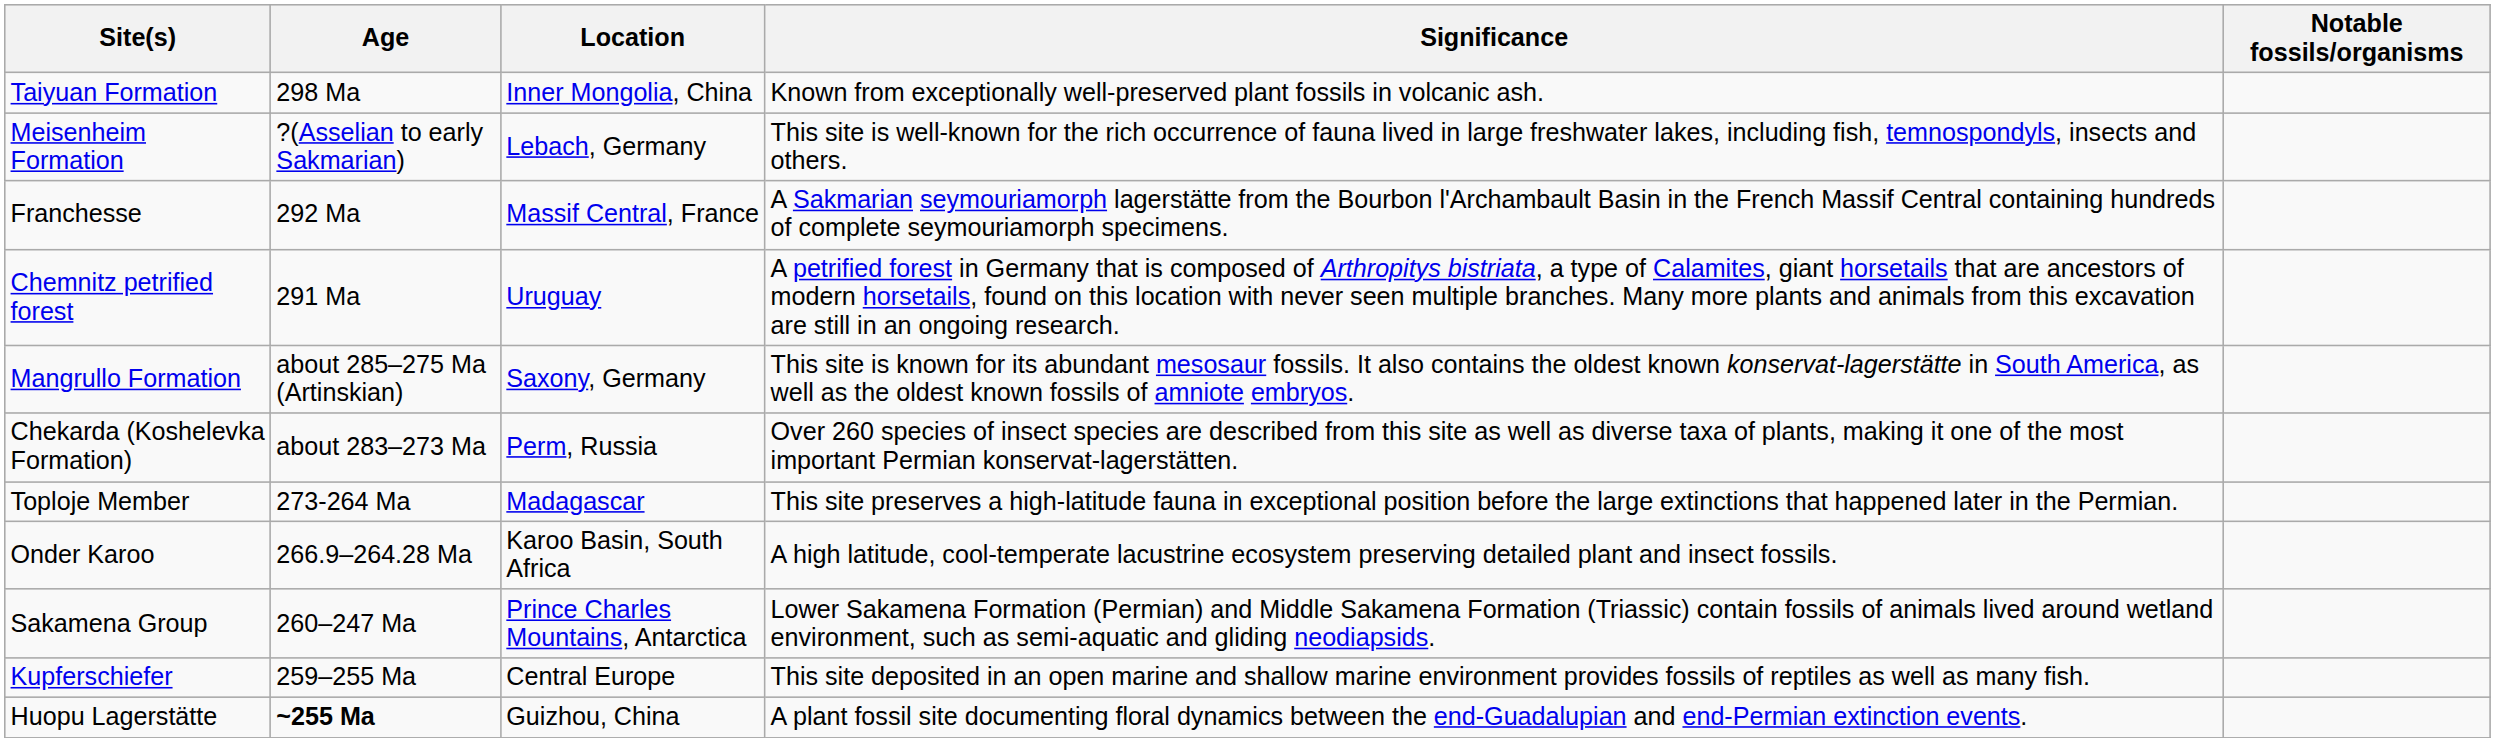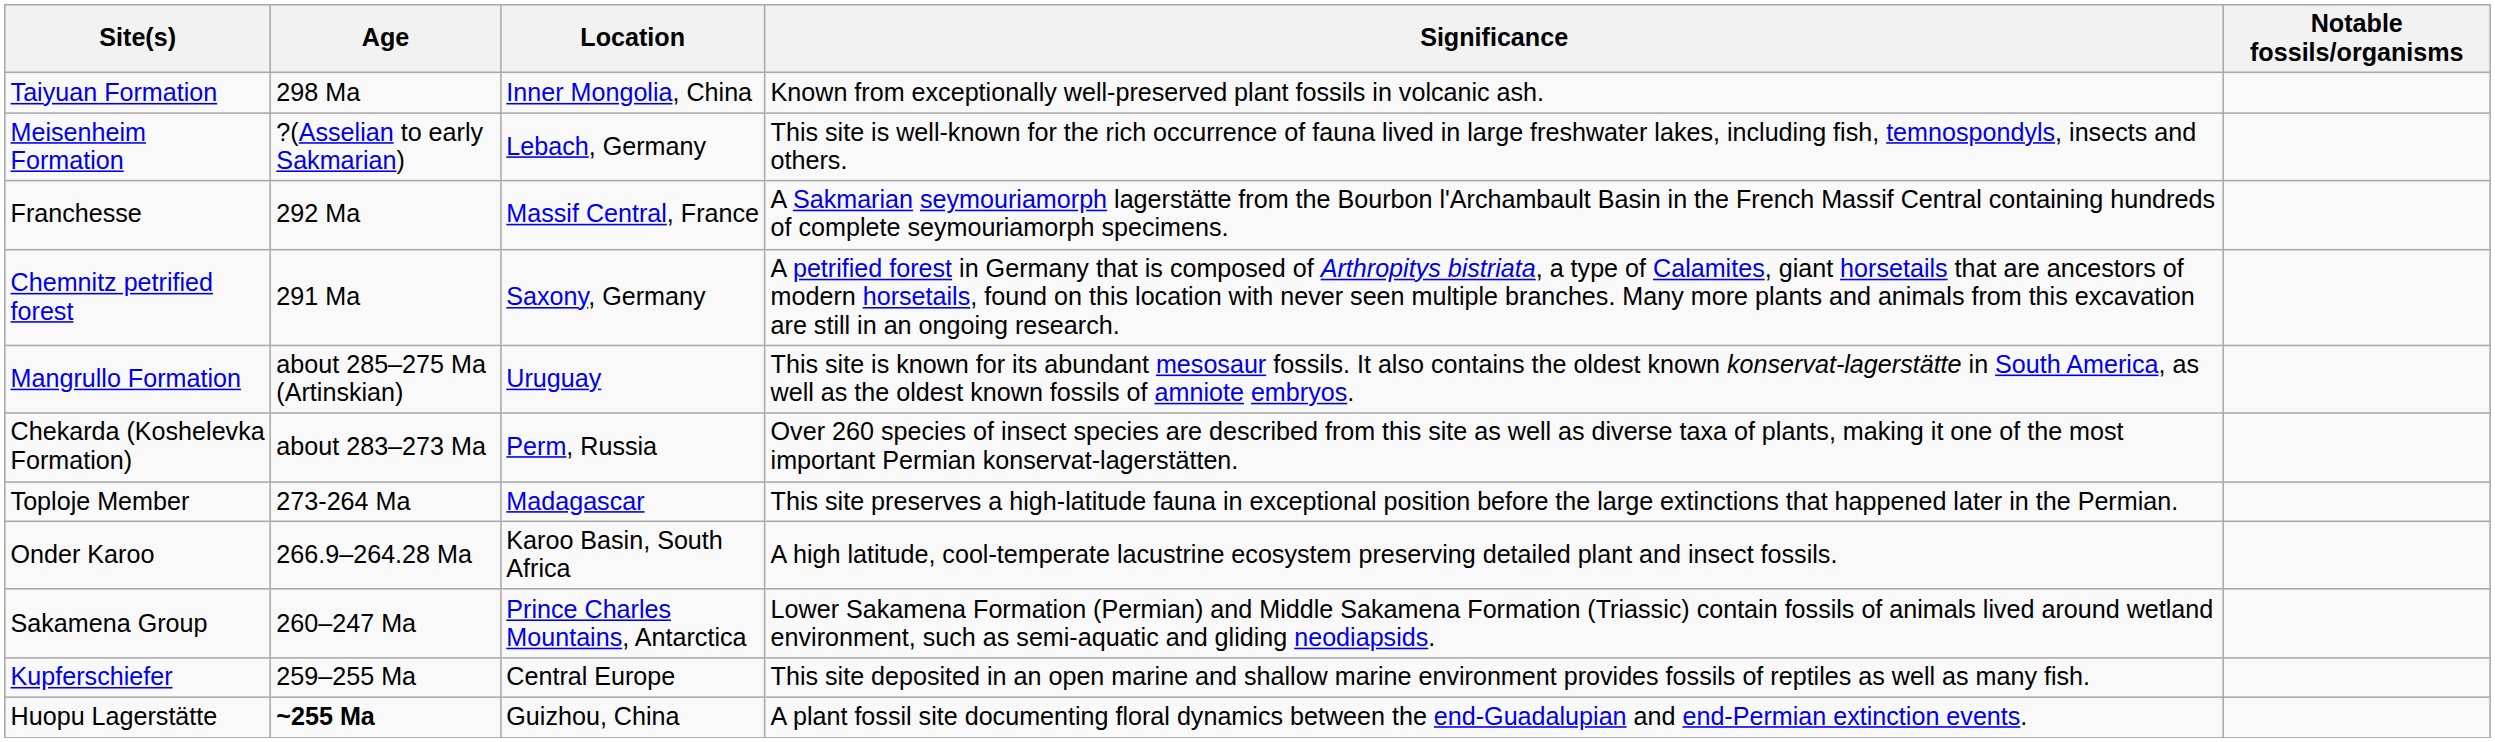(554, 296) Uruguay -> (606, 296) Saxony, Germany
(606, 379) Saxony, Germany -> (554, 379) Uruguay
